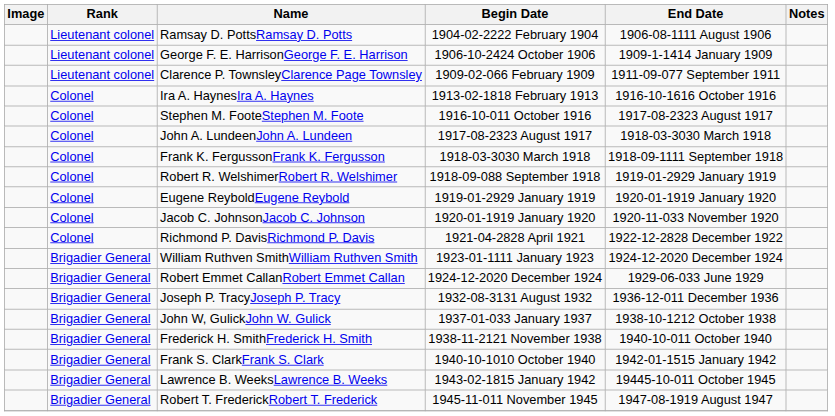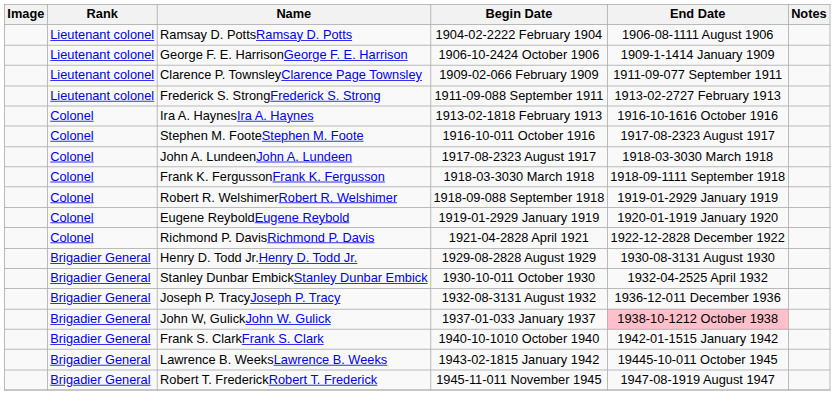+ row: (270, 95)
- row: (263, 217)
- row: (289, 258)
- row: (282, 278)
+ row: (259, 258)
+ row: (294, 278)
(696, 319) no background -> (698, 319) pink background
- row: (266, 339)
